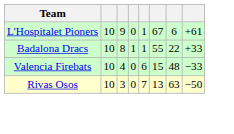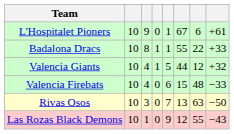+ row: (65, 66)
+ row: (65, 119)
